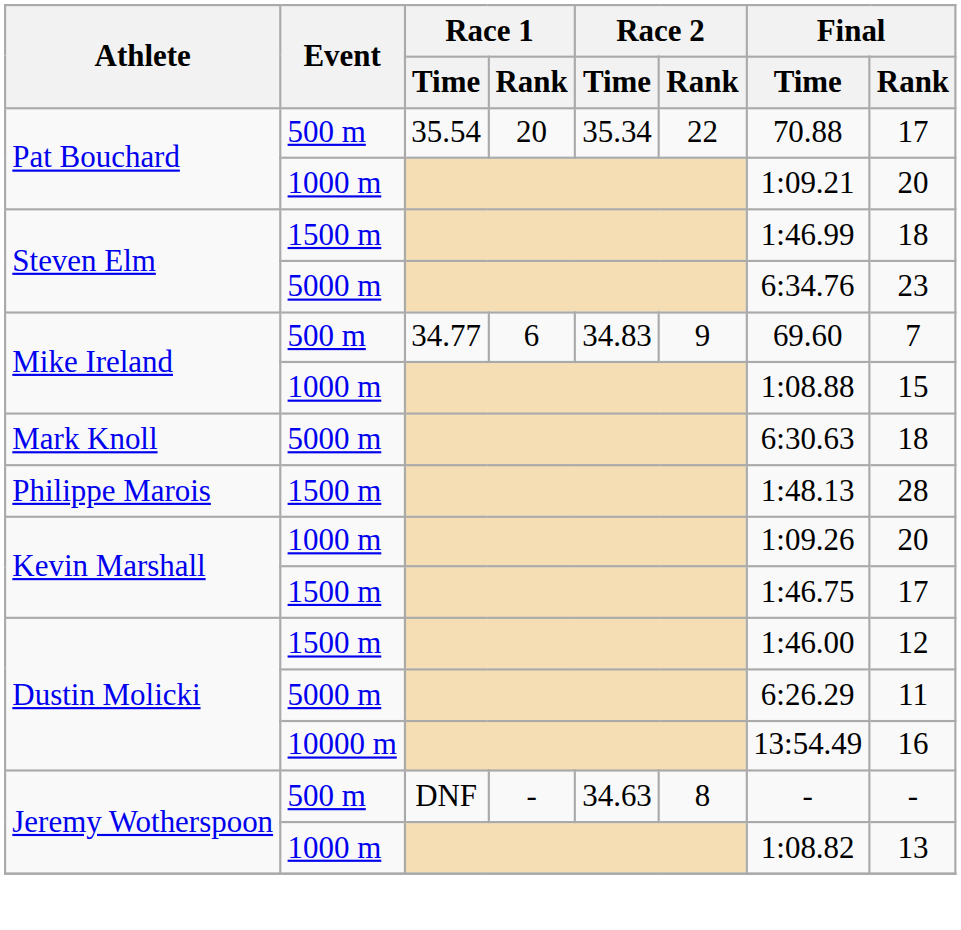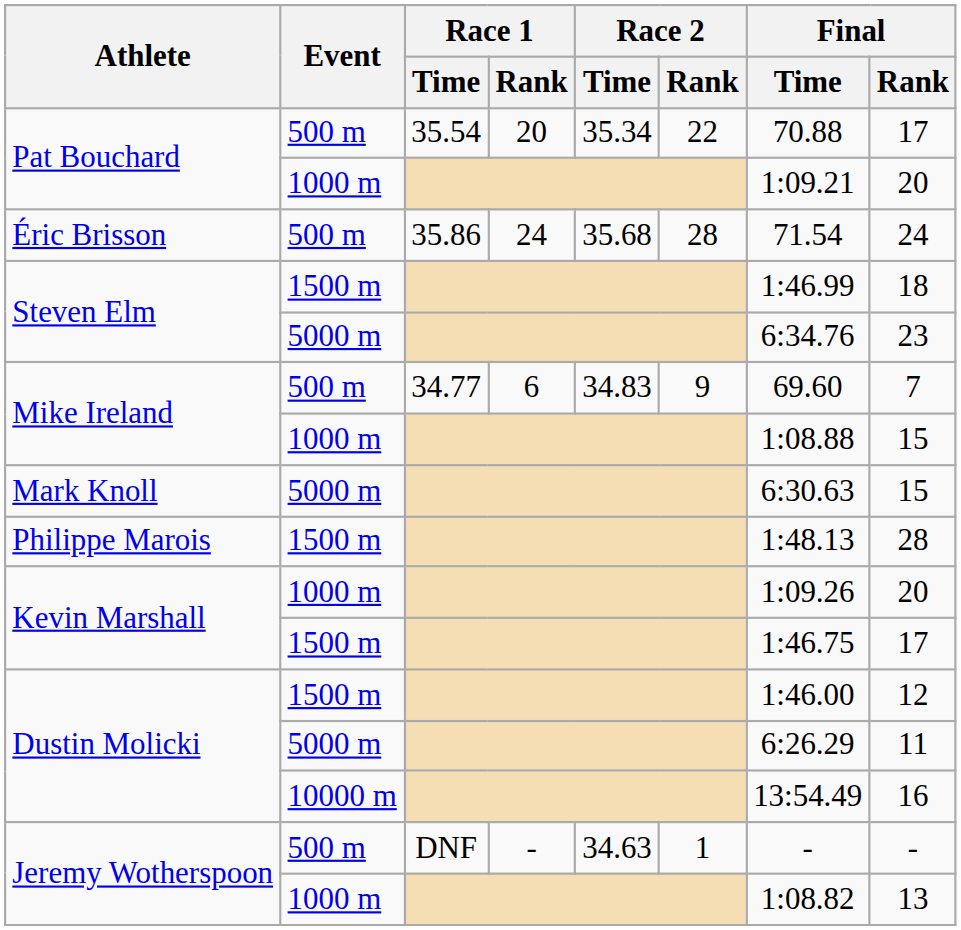+ row: (89, 234)
(913, 438) 18 -> (913, 489) 15
(702, 796) 8 -> (702, 847) 1
